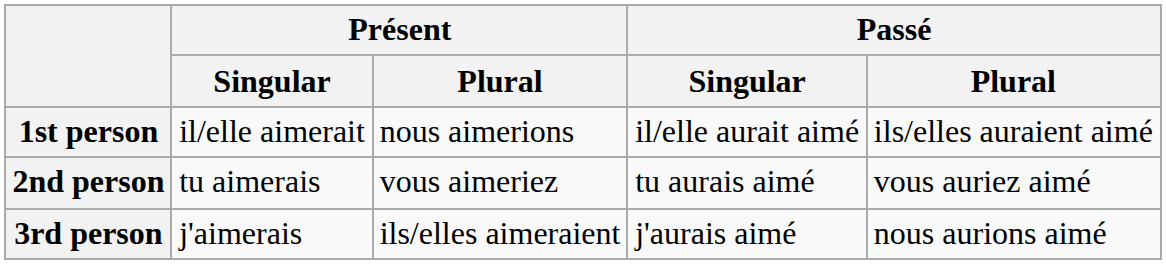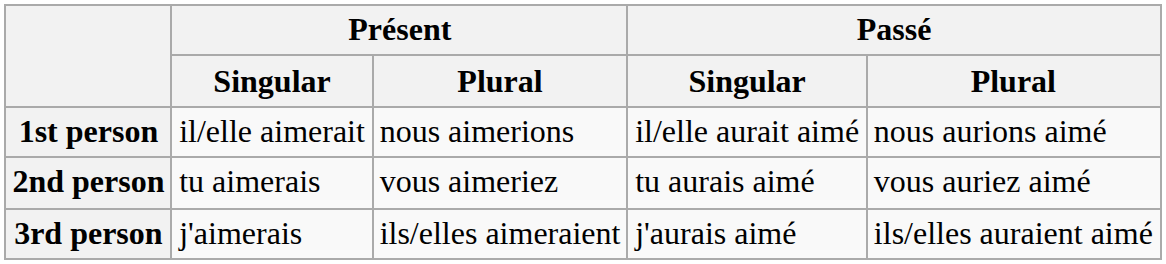(1013, 131) ils/elles auraient aimé -> (990, 131) nous aurions aimé
(990, 232) nous aurions aimé -> (1013, 232) ils/elles auraient aimé
